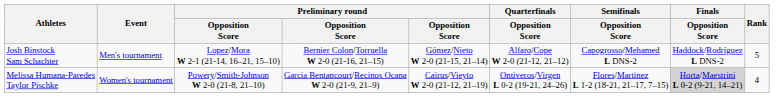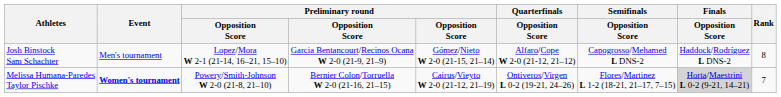(345, 55) Bernier Colon/Torruella W 2-0 (21-16, 21–15) -> (352, 55) Garcia Bentancourt/Recinos Ocana W 2-0 (21-9, 21–9)
(757, 55) 5 -> (764, 55) 8
(136, 79) normal -> (139, 79) bold
(345, 79) Garcia Bentancourt/Recinos Ocana W 2-0 (21-9, 21–9) -> (352, 79) Bernier Colon/Torruella W 2-0 (21-16, 21–15)
(757, 79) 4 -> (764, 79) 7
